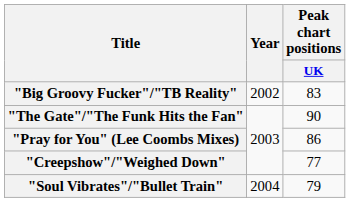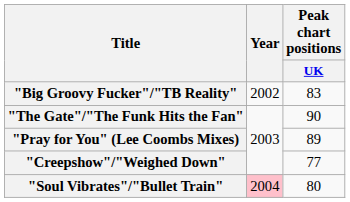(314, 139) 86 -> (314, 139) 89
(265, 185) no background -> (265, 185) pink background
(314, 185) 79 -> (314, 185) 80
